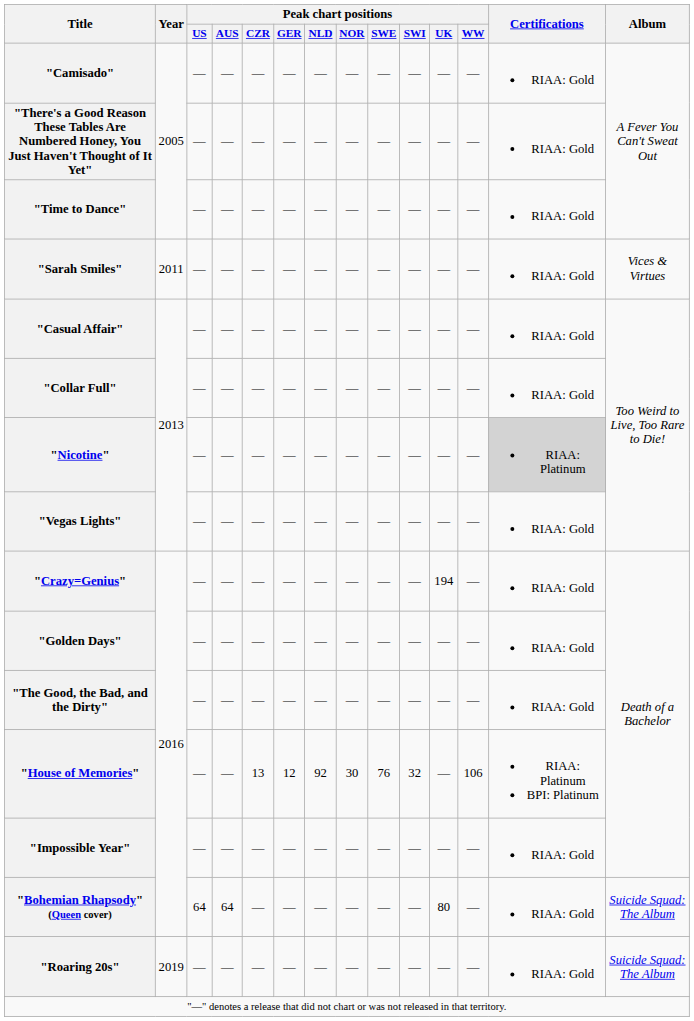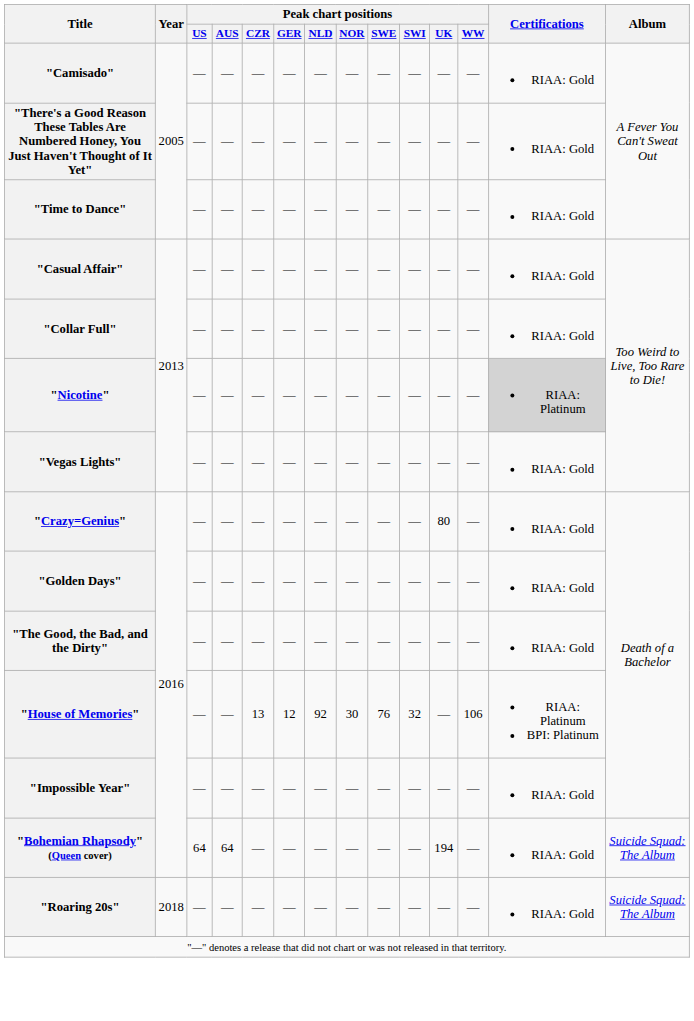- row: (80, 269)
(444, 581) 194 -> (444, 521) 80
(444, 907) 80 -> (444, 847) 194
(171, 966) 2019 -> (171, 907) 2018
